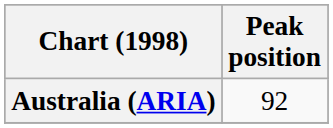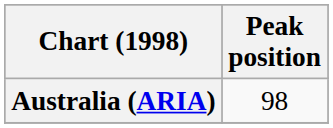(275, 100) 92 -> (275, 100) 98
